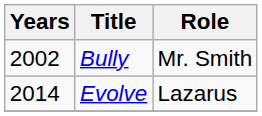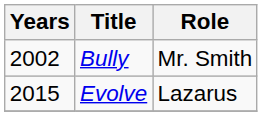(35, 93) 2014 -> (35, 93) 2015
